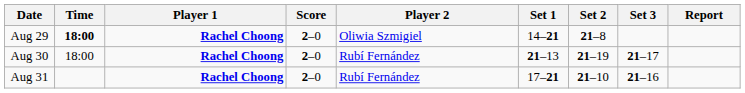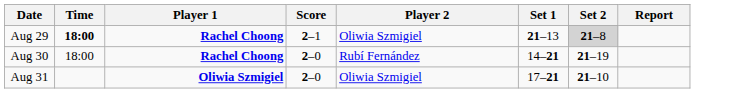- column: (643, 15)
(311, 36) 2–0 -> (311, 36) 2–1
(543, 36) 14–21 -> (543, 36) 21–13
(593, 36) no background -> (593, 36) lightgrey background
(543, 57) 21–13 -> (543, 57) 14–21
(242, 78) Rachel Choong -> (241, 78) Oliwia Szmigiel
(379, 78) Rubí Fernández -> (381, 78) Oliwia Szmigiel
